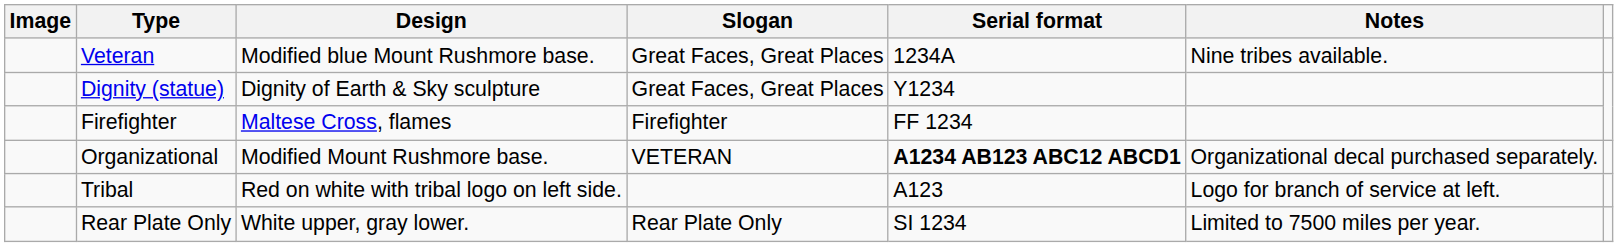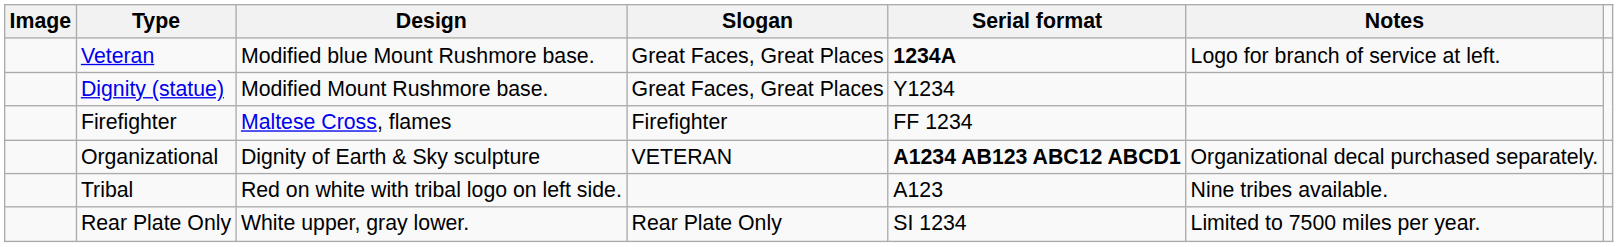(924, 55) normal -> (925, 55) bold
(1289, 55) Nine tribes available. -> (1346, 55) Logo for branch of service at left.
(391, 88) Dignity of Earth & Sky sculpture -> (395, 88) Modified Mount Rushmore base.
(395, 156) Modified Mount Rushmore base. -> (391, 156) Dignity of Earth & Sky sculpture
(1346, 190) Logo for branch of service at left. -> (1289, 190) Nine tribes available.
